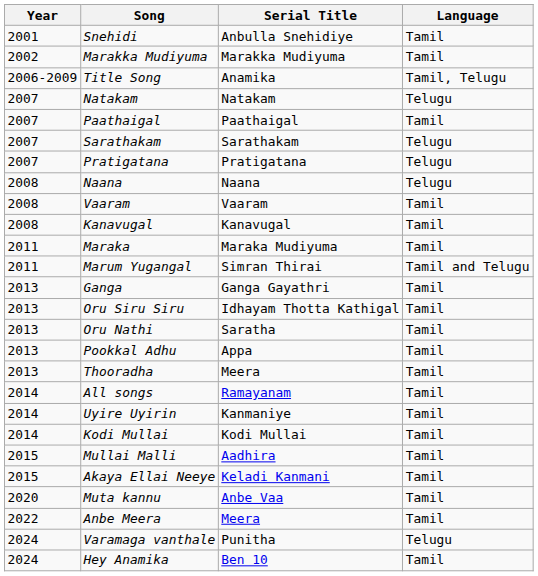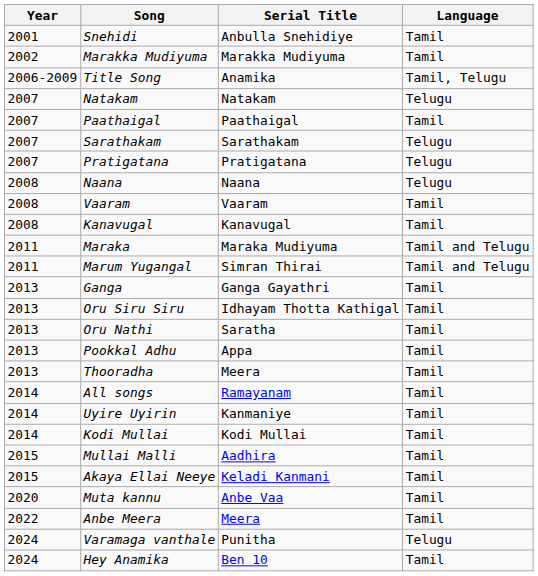(425, 246) Tamil -> (468, 246) Tamil and Telugu
